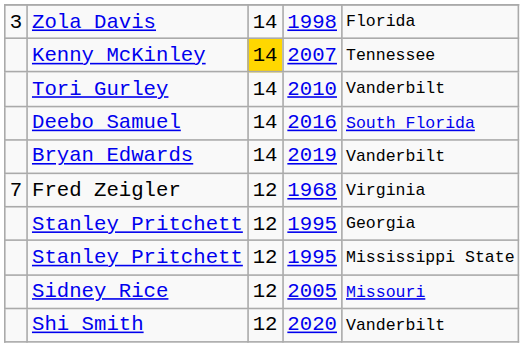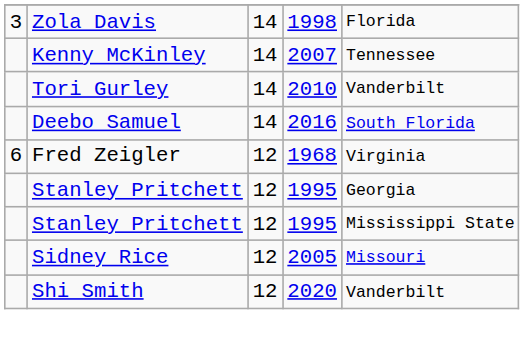(265, 55) gold background -> (265, 55) no background
- row: (113, 156)
(16, 190) 7 -> (16, 156) 6
